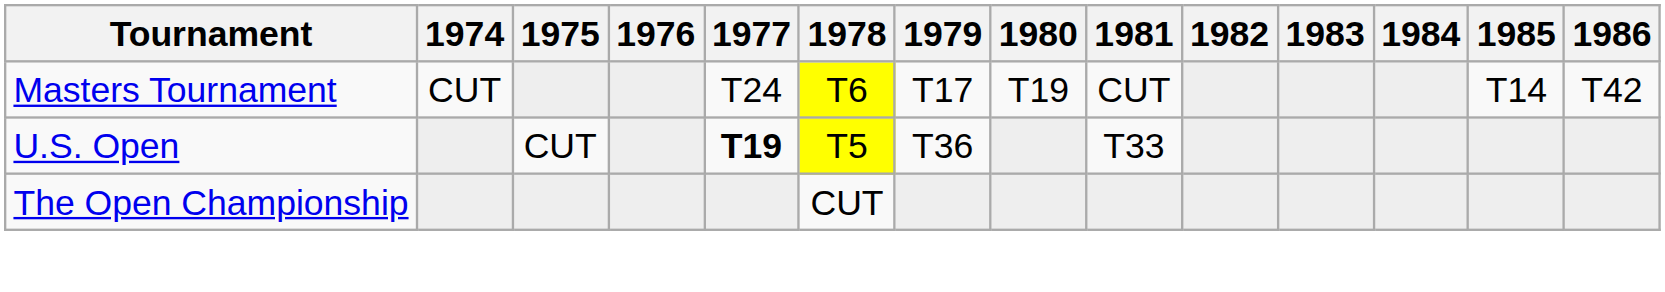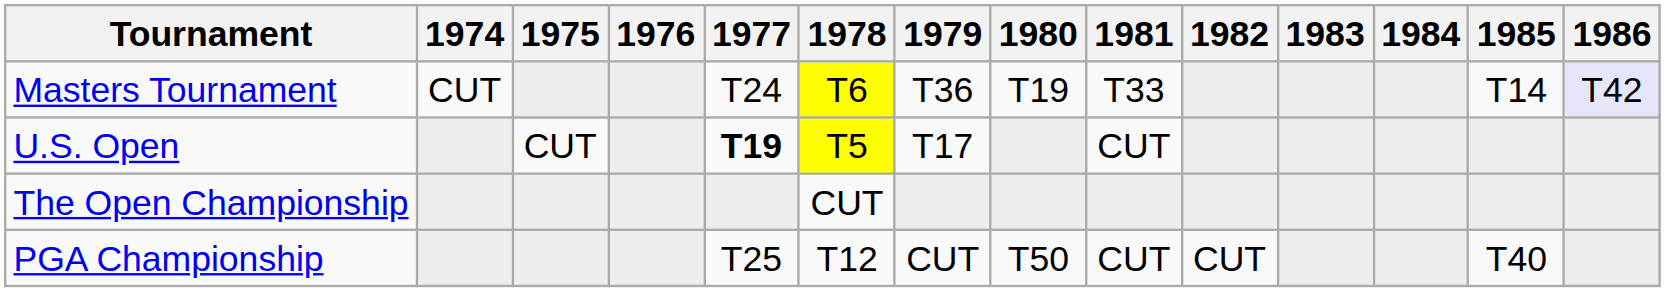(943, 90) T17 -> (943, 90) T36
(1134, 90) CUT -> (1134, 90) T33
(1612, 90) no background -> (1612, 90) lavender background
(943, 146) T36 -> (943, 146) T17
(1134, 146) T33 -> (1134, 146) CUT
+ row: (169, 259)
